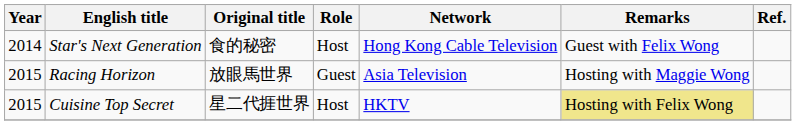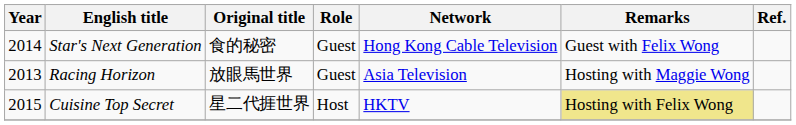(333, 45) Host -> (336, 45) Guest
(25, 75) 2015 -> (25, 75) 2013
